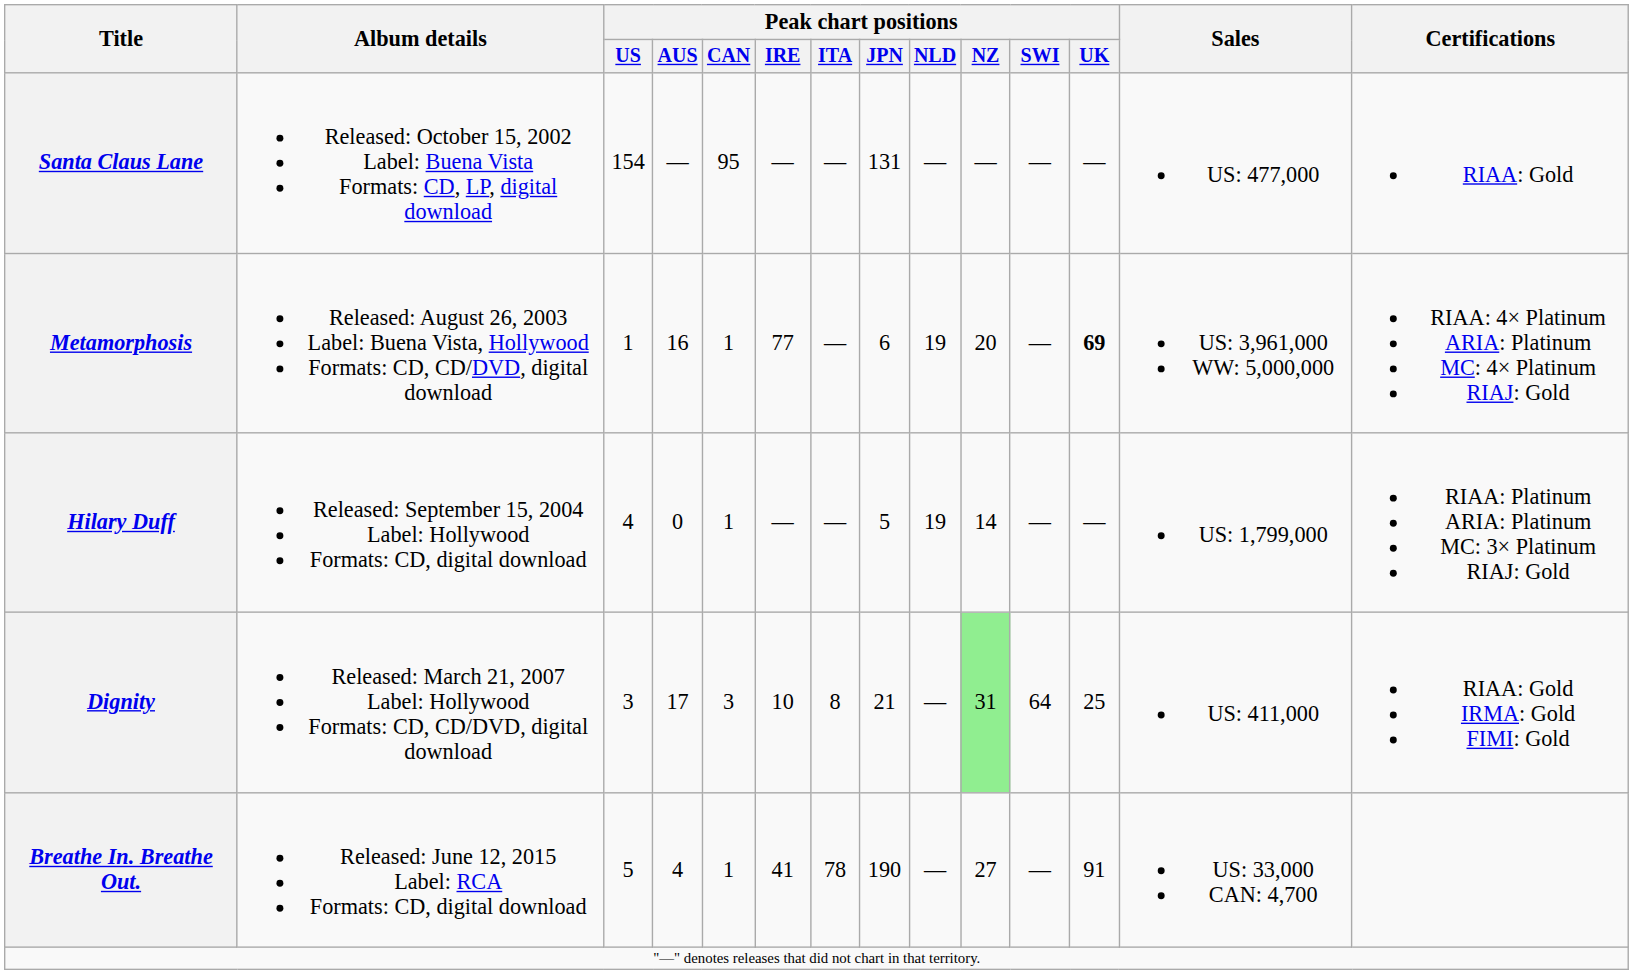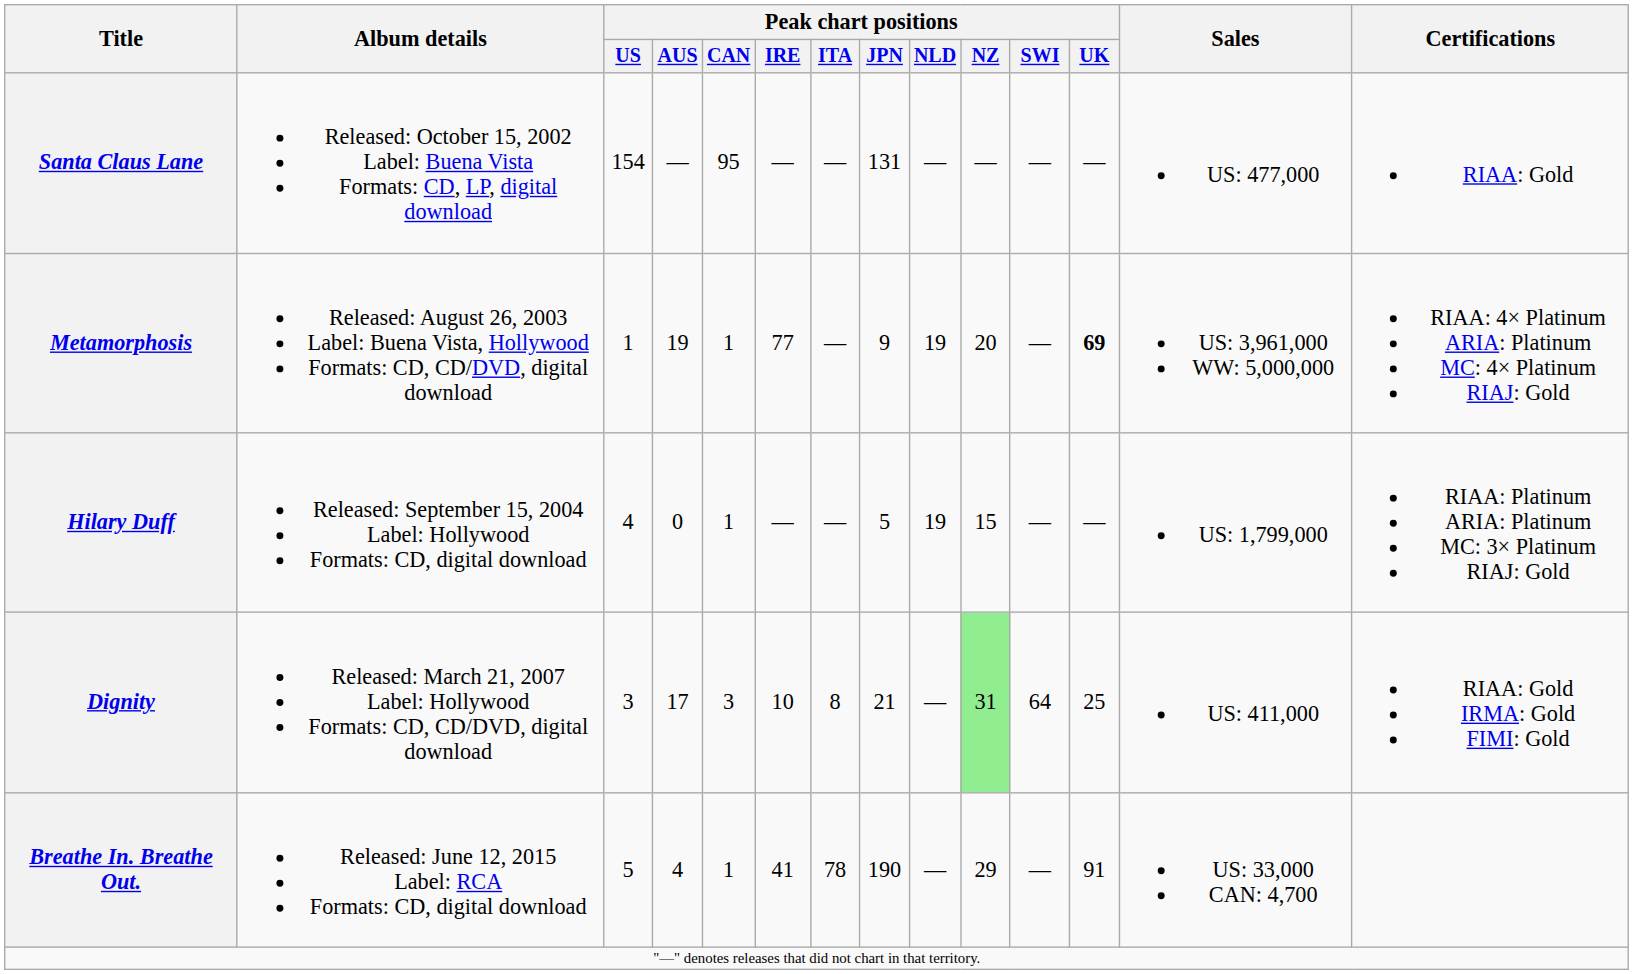(678, 342) 16 -> (678, 342) 19
(884, 342) 6 -> (884, 342) 9
(986, 522) 14 -> (986, 522) 15
(986, 869) 27 -> (986, 869) 29
